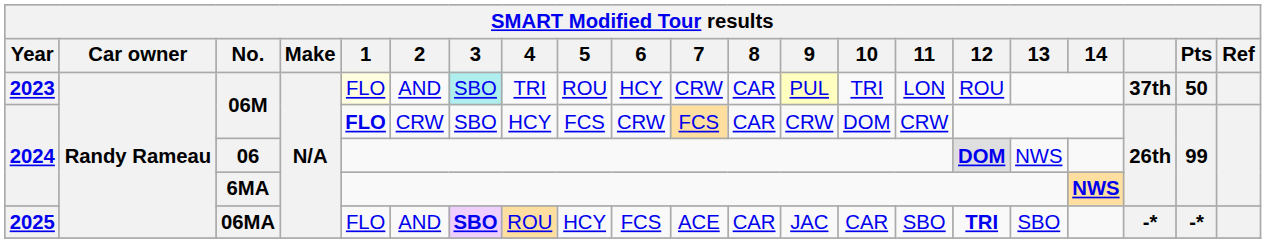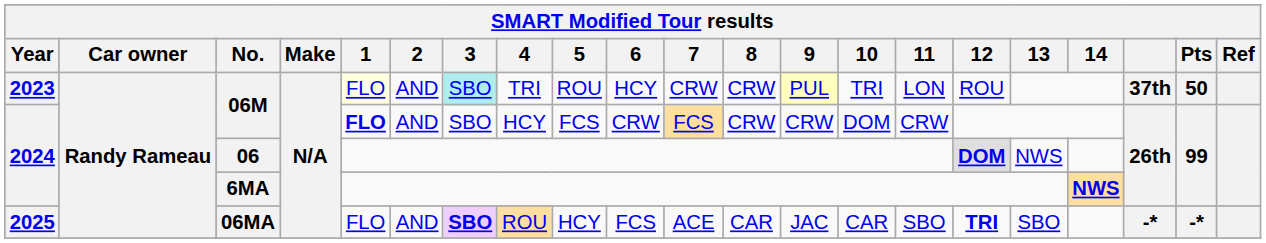(754, 88) CAR -> (751, 88) CRW
(420, 122) CRW -> (417, 122) AND
(754, 122) CAR -> (751, 122) CRW
